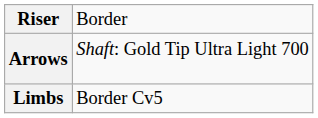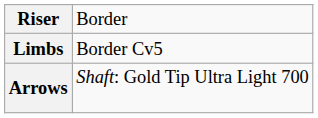rows swapped: (38, 98) <-> (38, 58)
